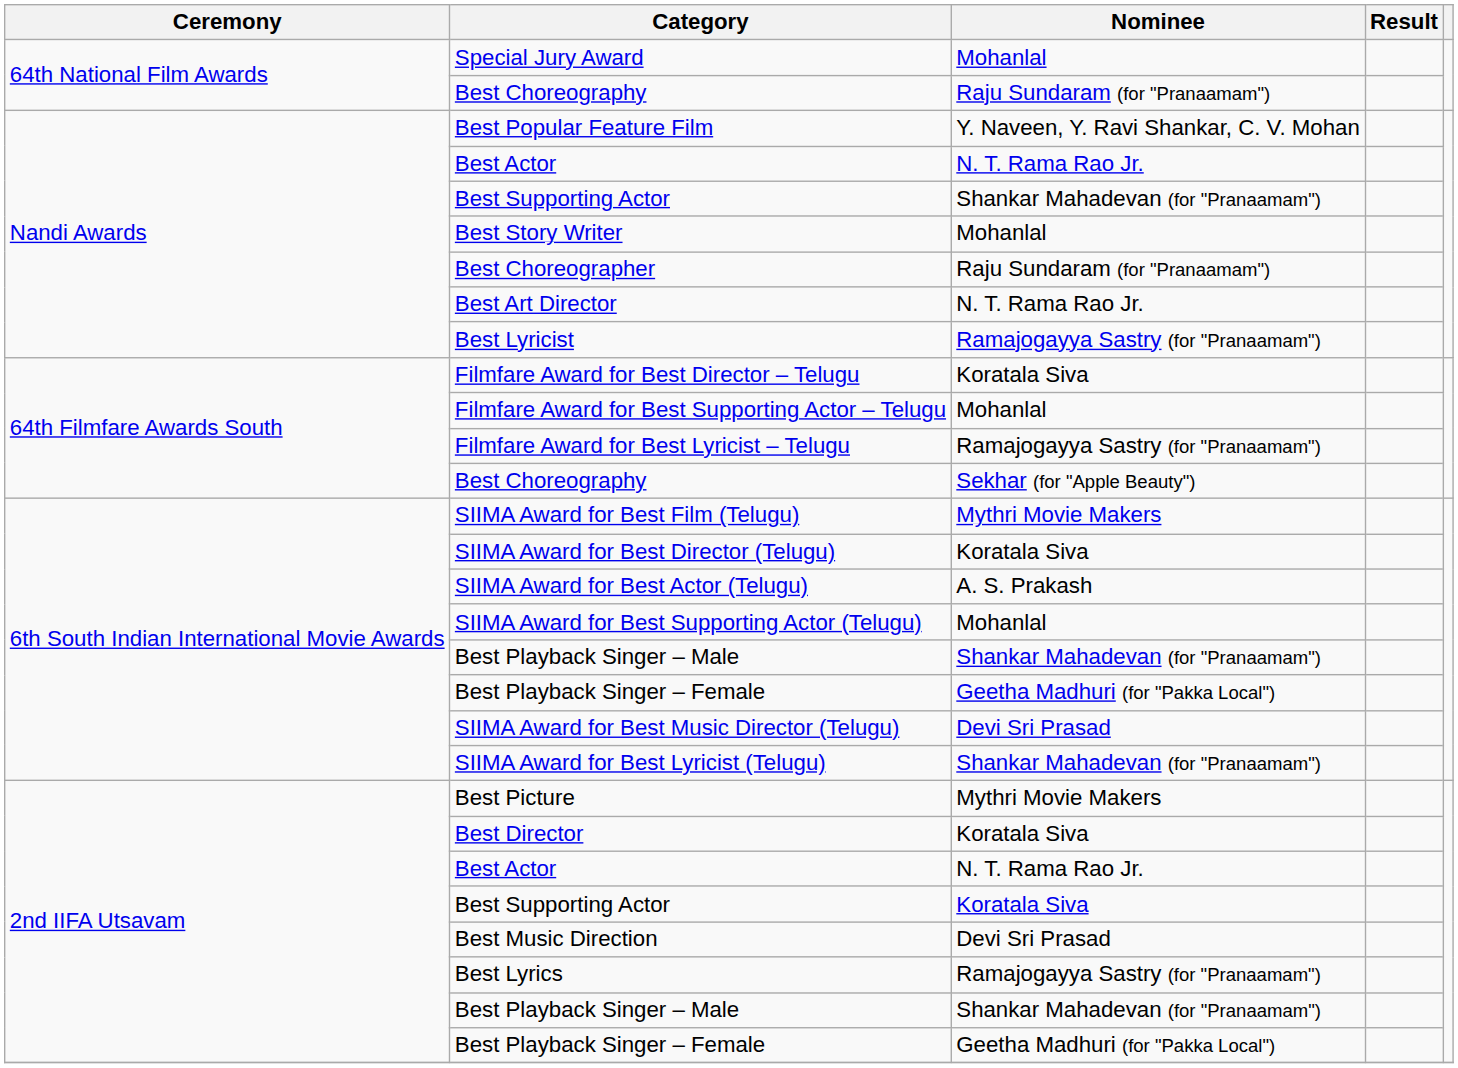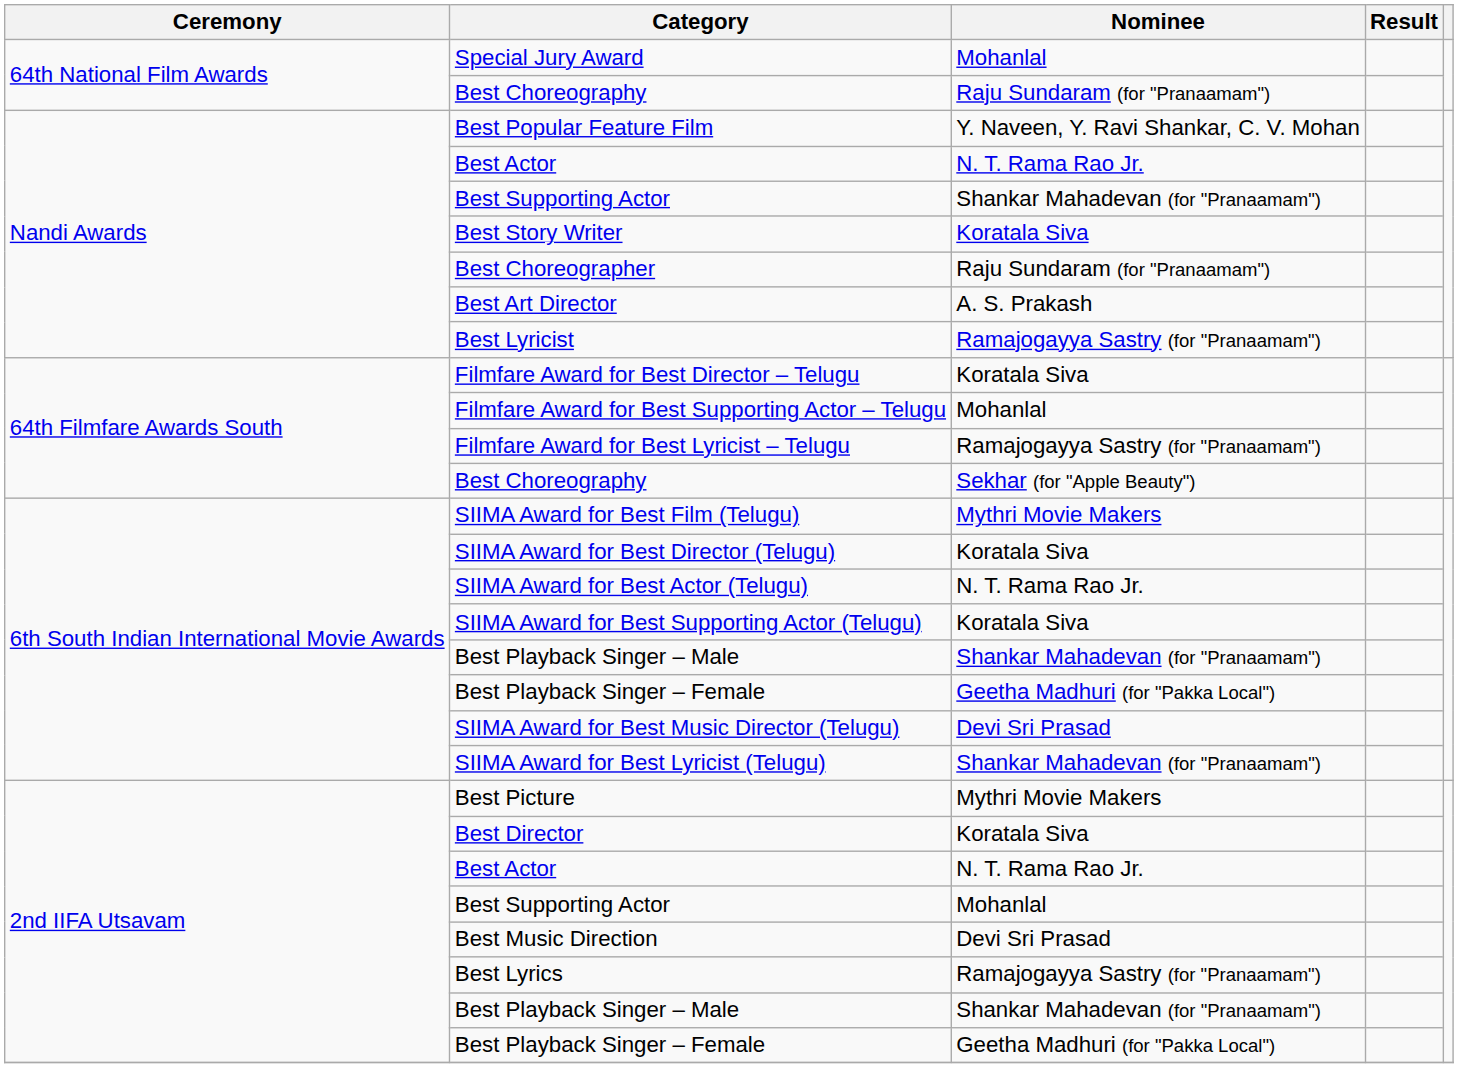(1001, 233) Mohanlal -> (1022, 233) Koratala Siva
(1050, 304) N. T. Rama Rao Jr. -> (1024, 304) A. S. Prakash
(1024, 586) A. S. Prakash -> (1050, 586) N. T. Rama Rao Jr.
(1001, 621) Mohanlal -> (1022, 621) Koratala Siva
(1022, 903) Koratala Siva -> (1001, 903) Mohanlal
